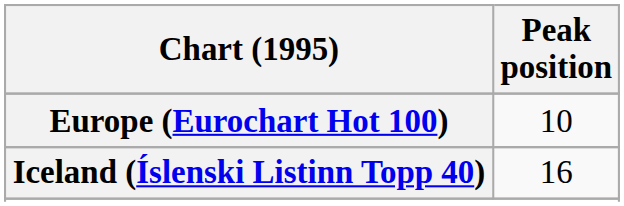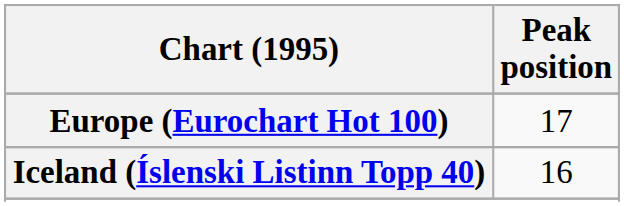(556, 119) 10 -> (556, 119) 17
